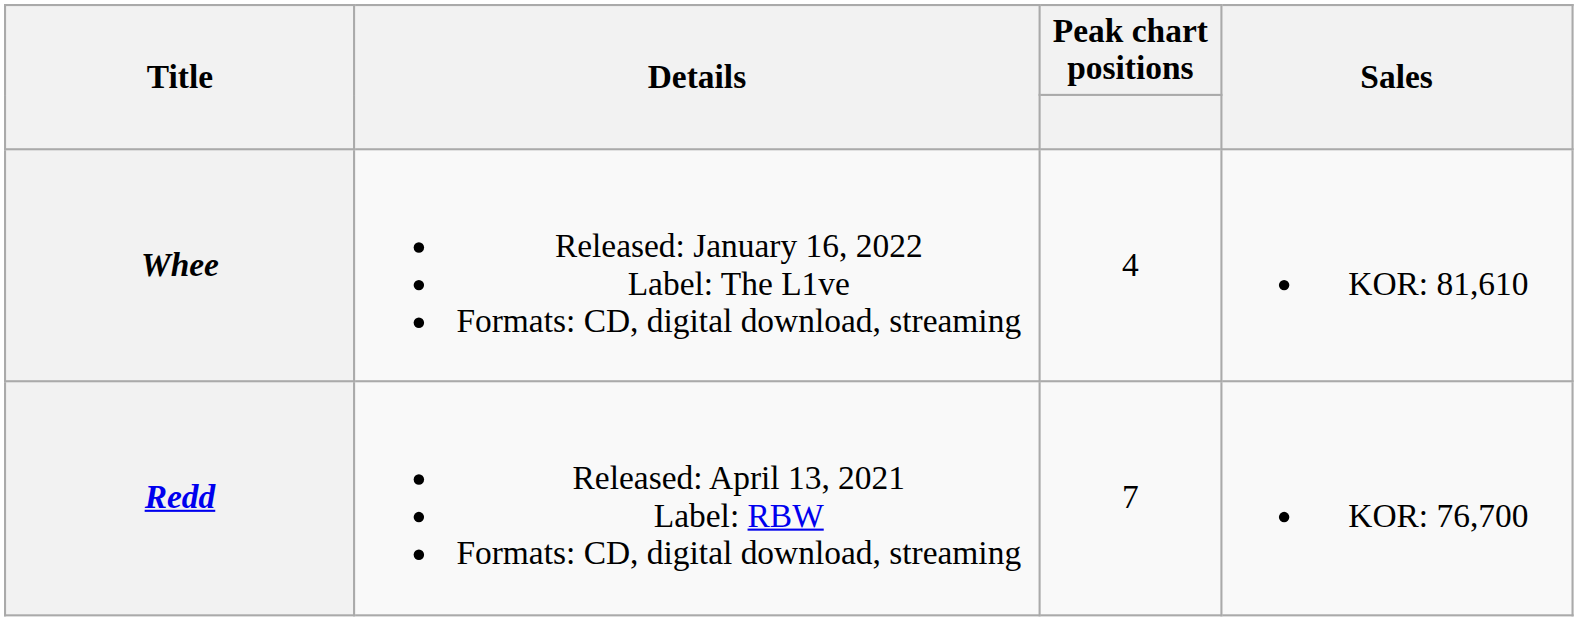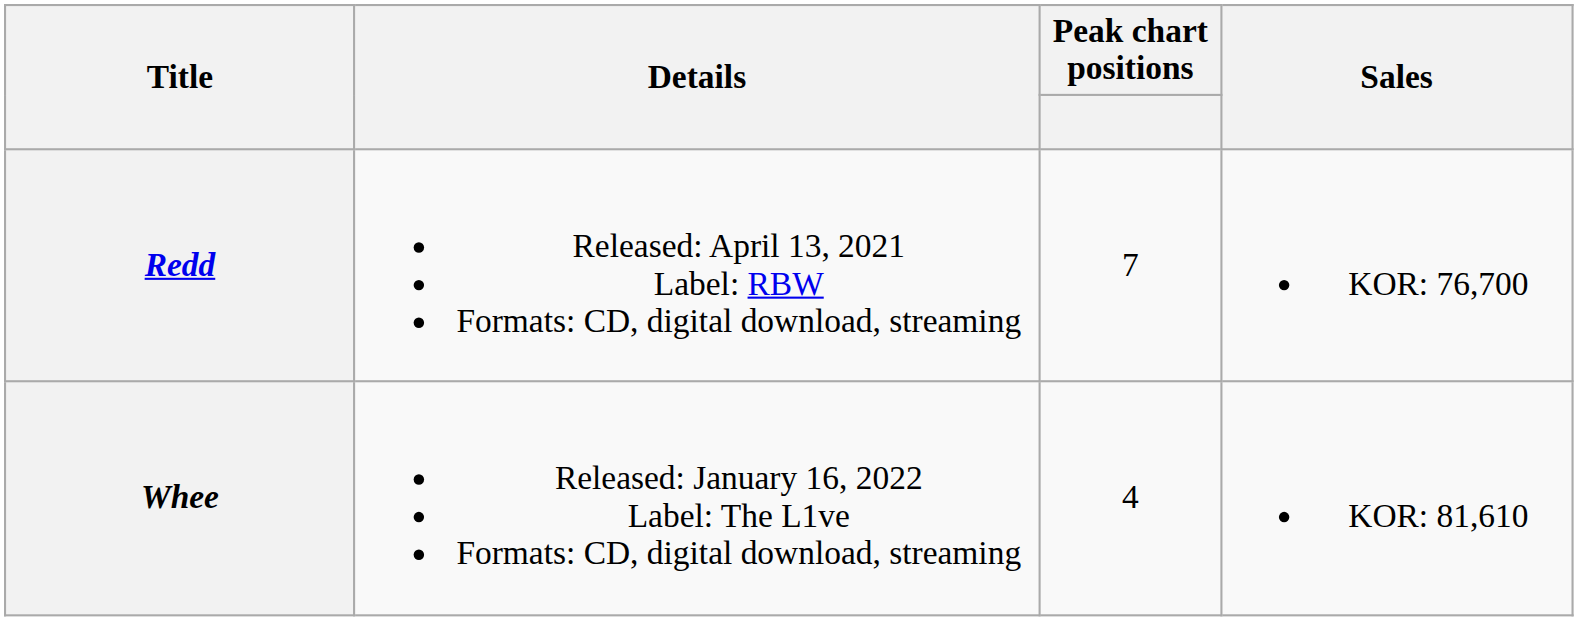rows swapped: (180, 497) <-> (180, 264)
